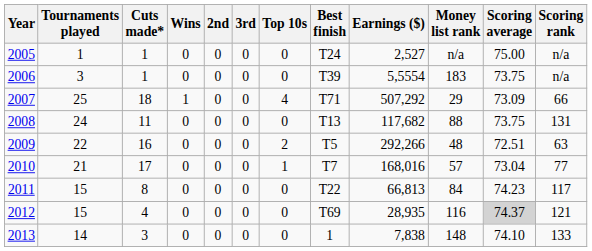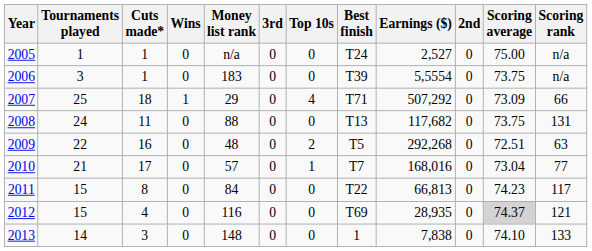columns swapped: (218, 24) <-> (456, 24)
(403, 144) 292,266 -> (430, 144) 292,268
